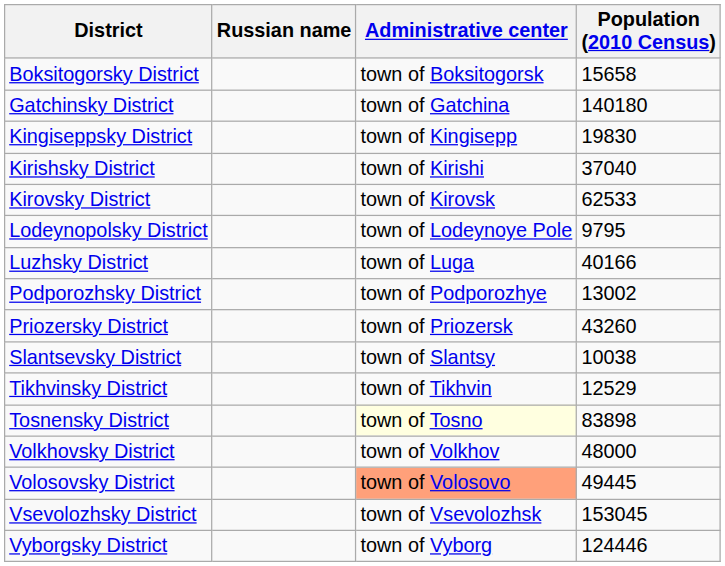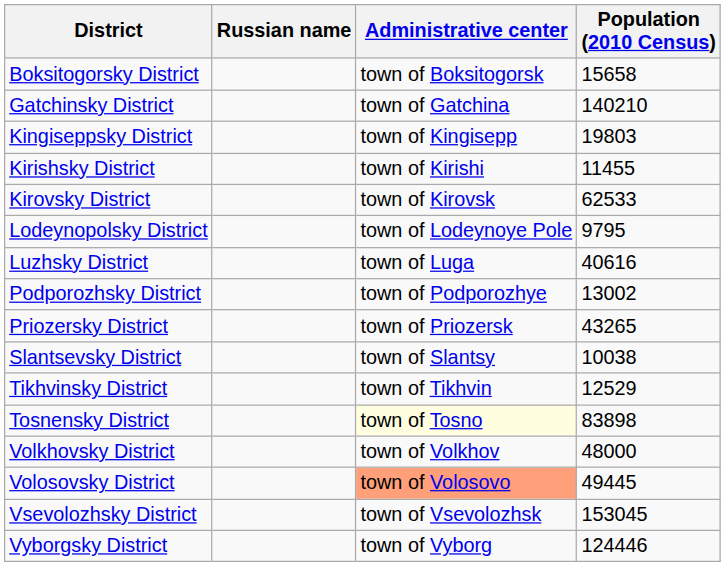(615, 105) 140180 -> (615, 105) 140210
(609, 136) 19830 -> (609, 136) 19803
(609, 168) 37040 -> (608, 168) 11455
(609, 262) 40166 -> (609, 262) 40616
(609, 325) 43260 -> (609, 325) 43265
